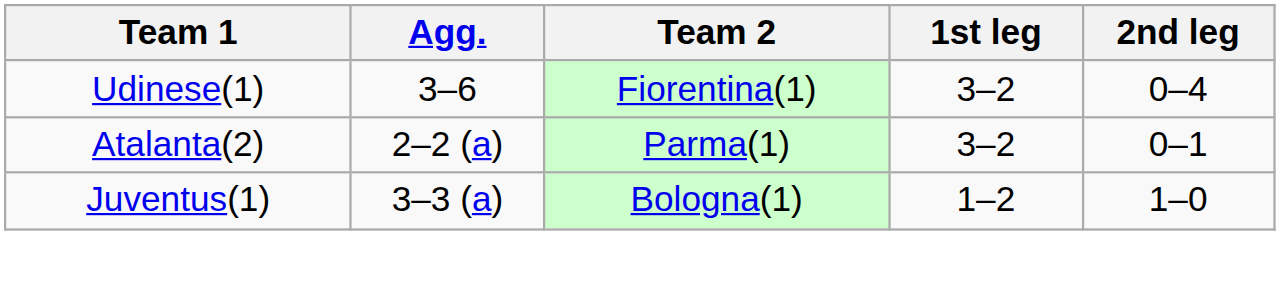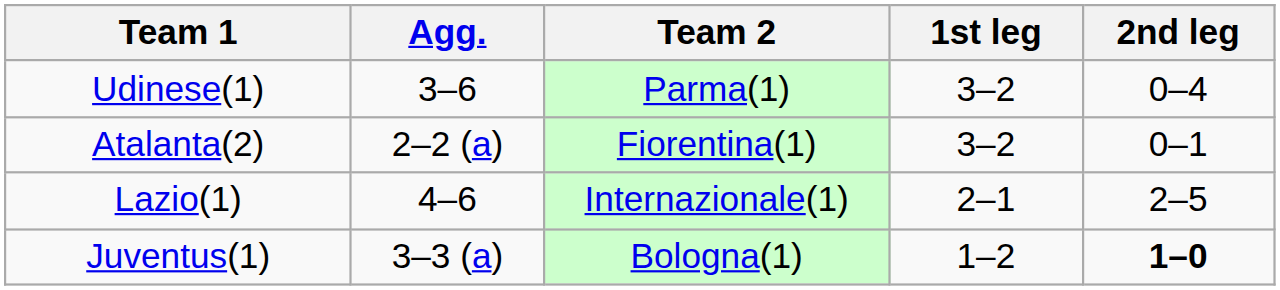(717, 88) Fiorentina(1) -> (717, 88) Parma(1)
(717, 144) Parma(1) -> (717, 144) Fiorentina(1)
+ row: (178, 199)
(1178, 199) normal -> (1178, 255) bold
